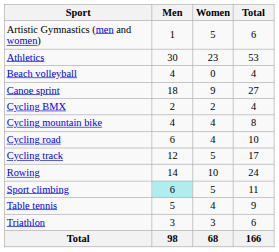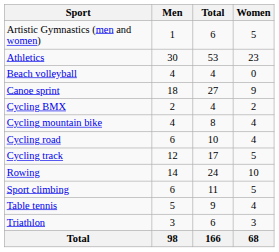columns swapped: (213, 12) <-> (253, 12)
(172, 189) paleturquoise background -> (172, 189) no background
